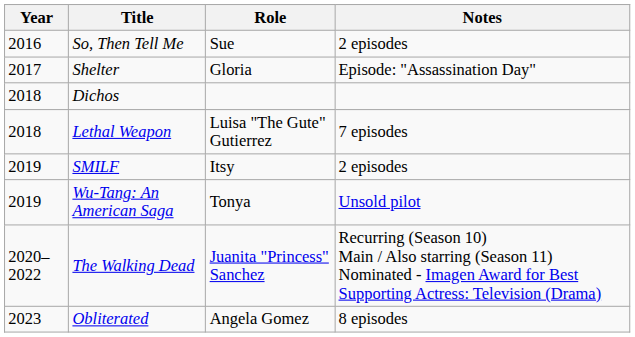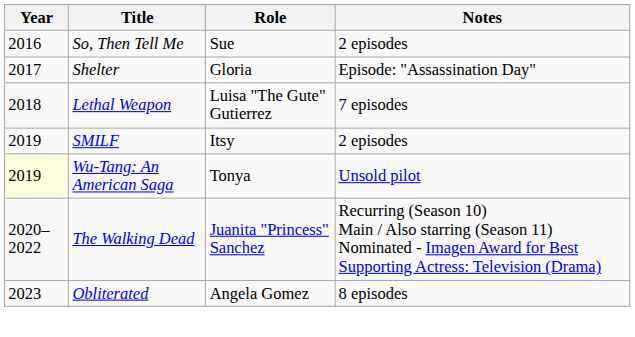- row: (96, 95)
(25, 202) no background -> (25, 176) lightyellow background
